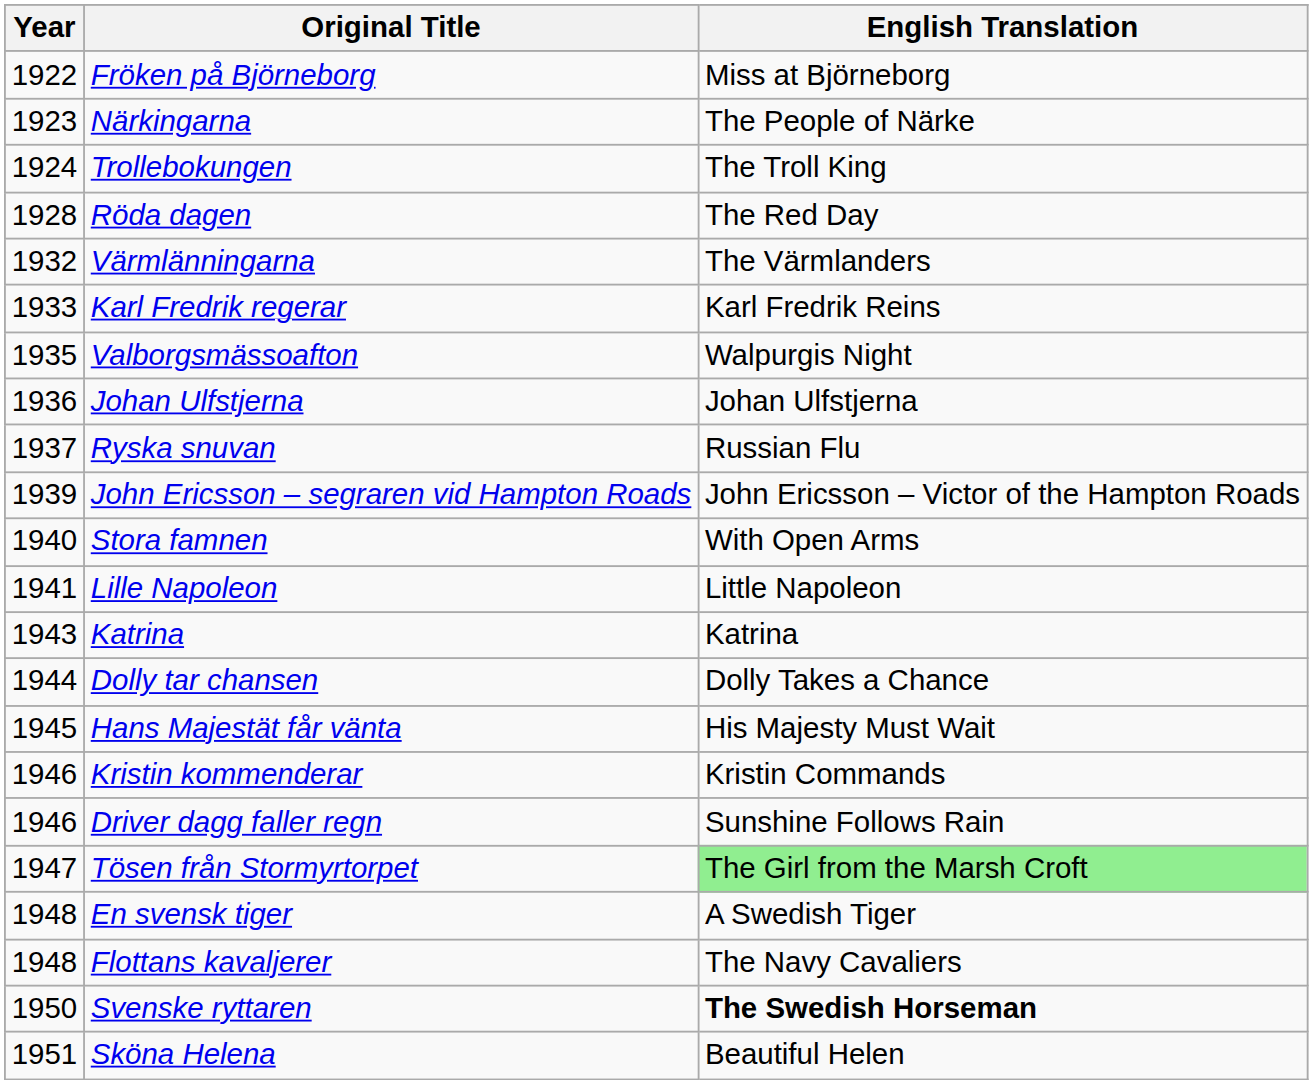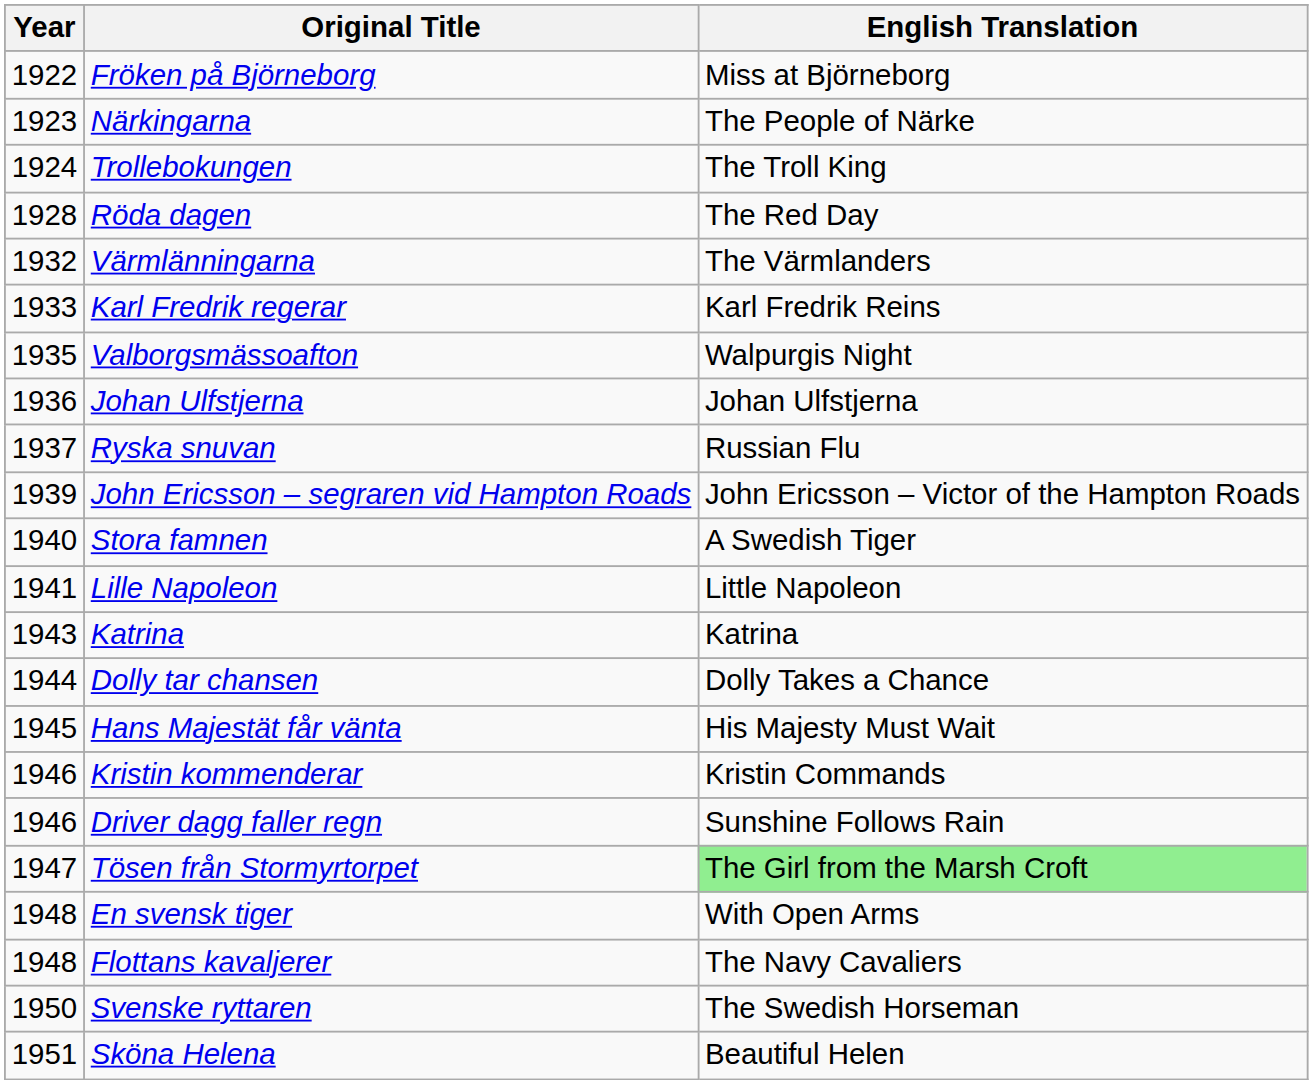(812, 541) With Open Arms -> (810, 541) A Swedish Tiger
(810, 914) A Swedish Tiger -> (812, 914) With Open Arms
(871, 1008) bold -> (862, 1008) normal
